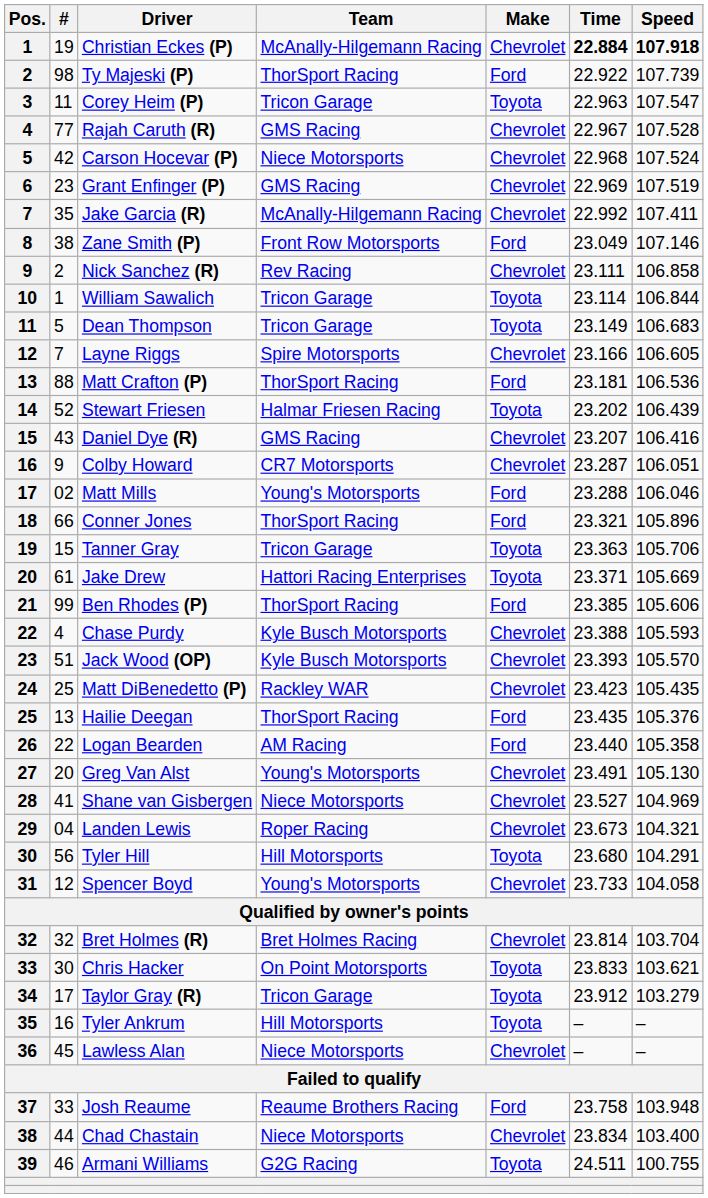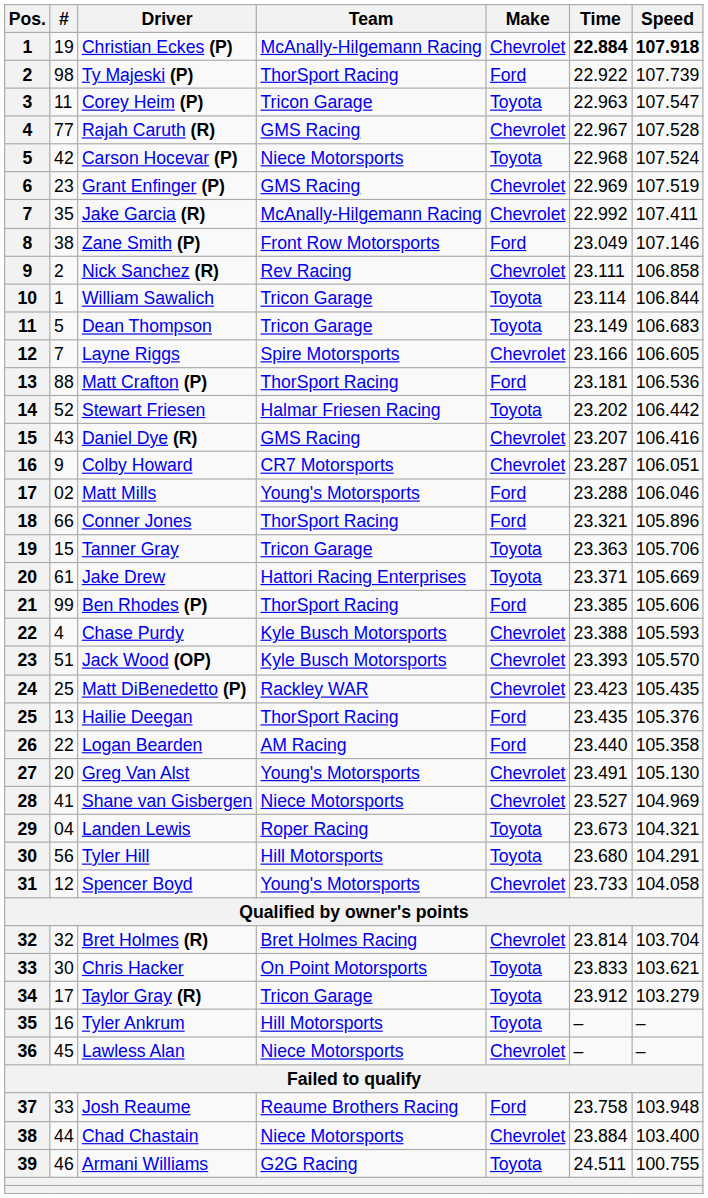(528, 158) Chevrolet -> (516, 158) Toyota
(668, 409) 106.439 -> (668, 409) 106.442
(528, 828) Chevrolet -> (516, 828) Toyota
(601, 1135) 23.834 -> (601, 1135) 23.884
